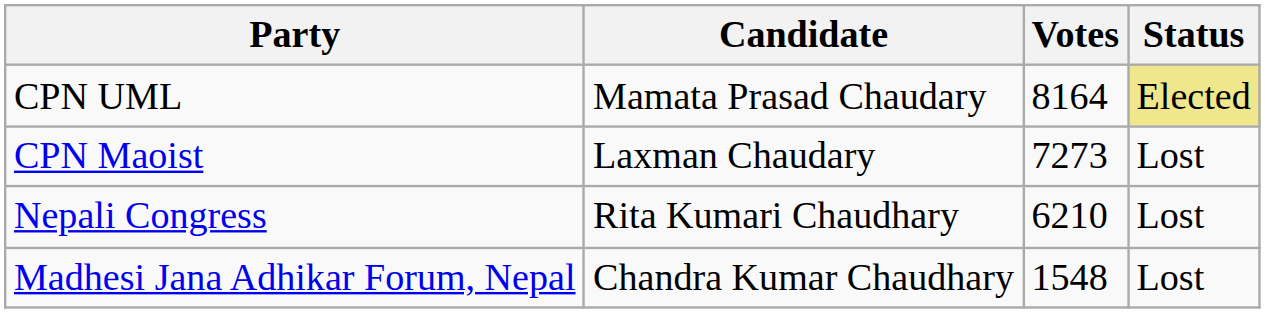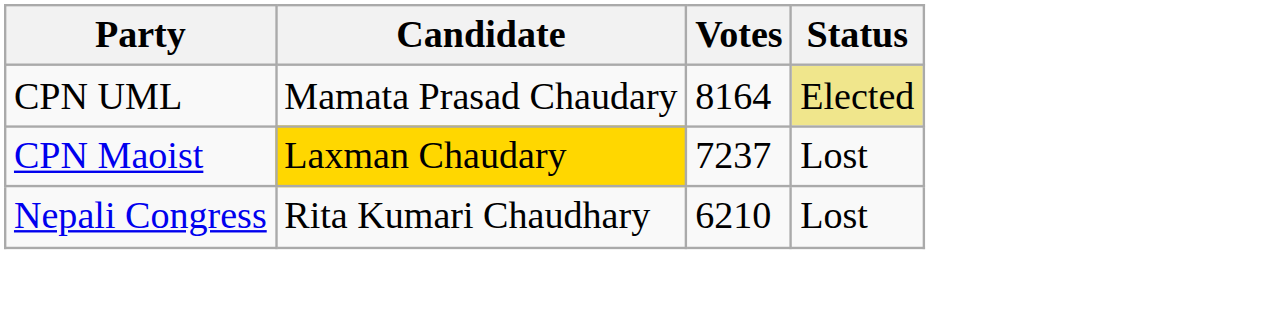(734, 155) no background -> (425, 155) gold background
(1070, 155) 7273 -> (733, 155) 7237
- row: (295, 276)
